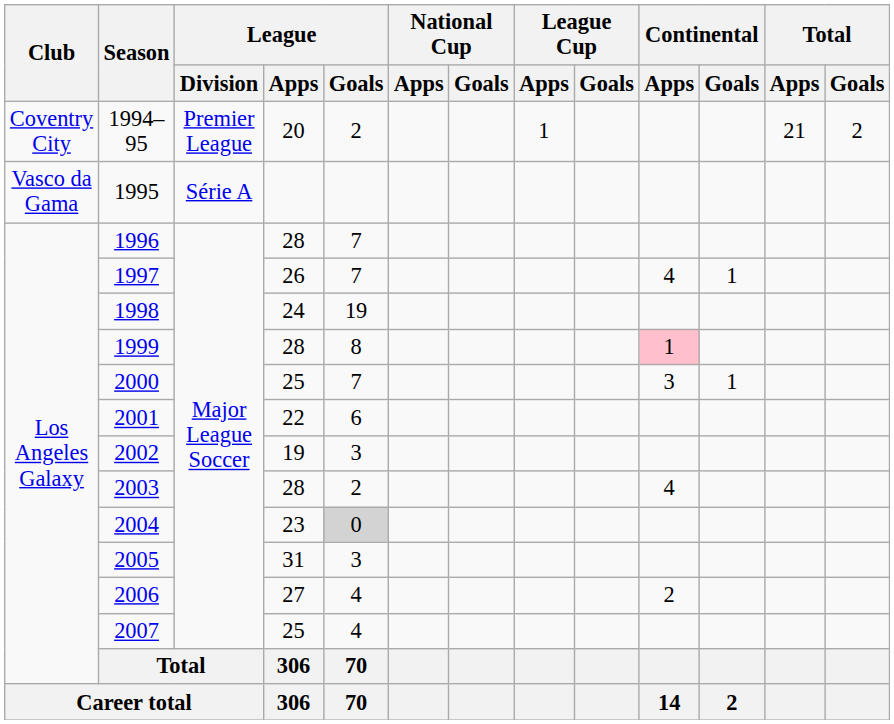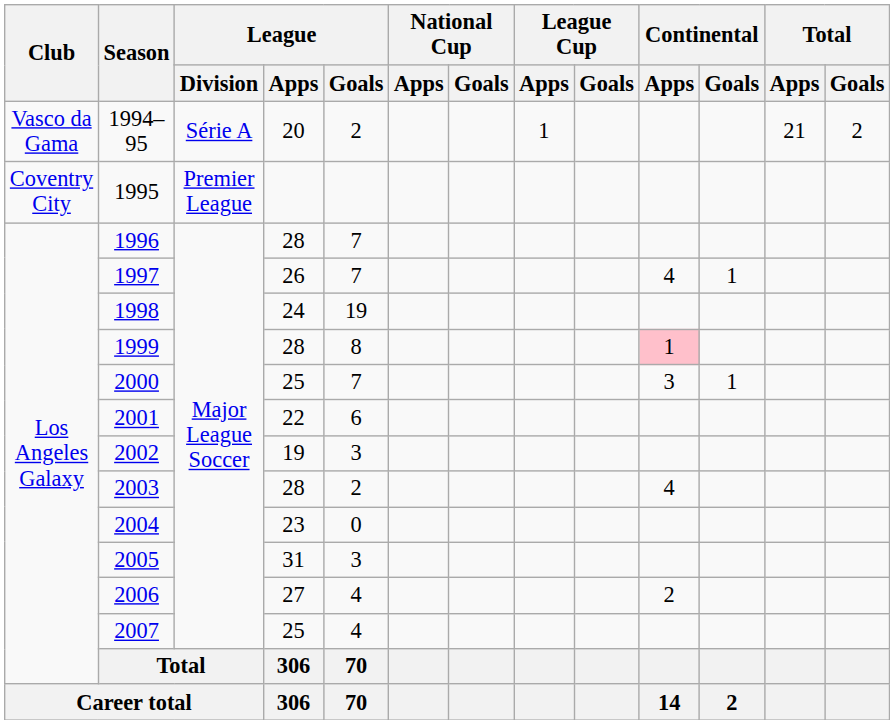(52, 131) Coventry City -> (52, 131) Vasco da Gama
(219, 131) Premier League -> (219, 131) Série A
(52, 191) Vasco da Gama -> (52, 191) Coventry City
(219, 191) Série A -> (219, 191) Premier League
(356, 524) lightgrey background -> (356, 524) no background
